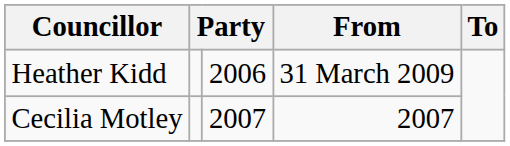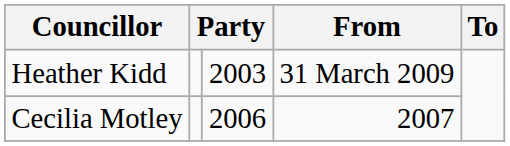(238, 72) 2006 -> (238, 72) 2003
(238, 118) 2007 -> (238, 118) 2006
